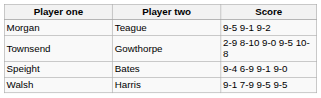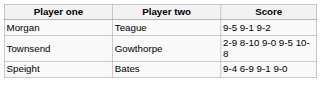- row: (20, 85)
